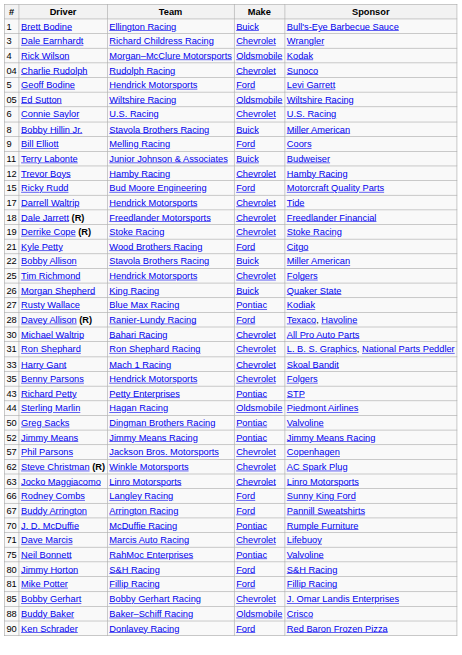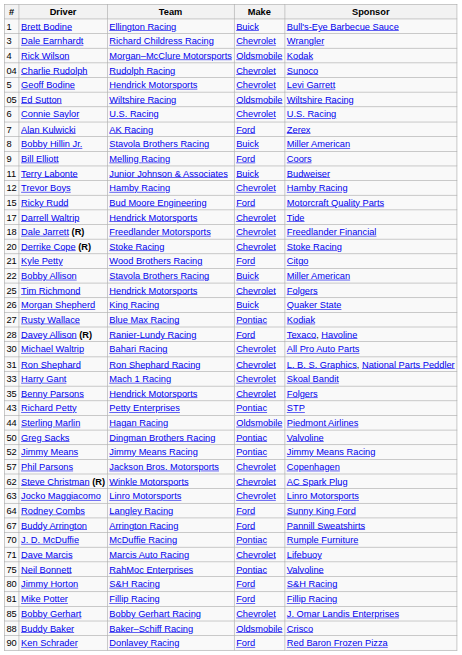(246, 85) Ford -> (256, 85) Chevrolet
+ row: (48, 129)
(12, 232) 19 -> (12, 247) 20
(12, 496) 66 -> (12, 511) 64
